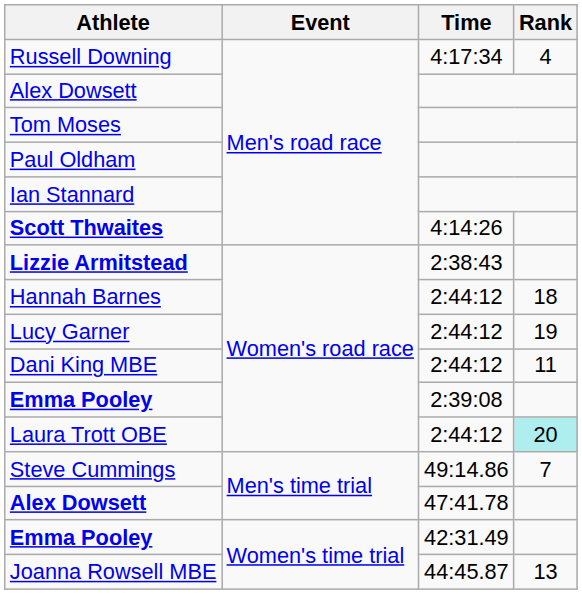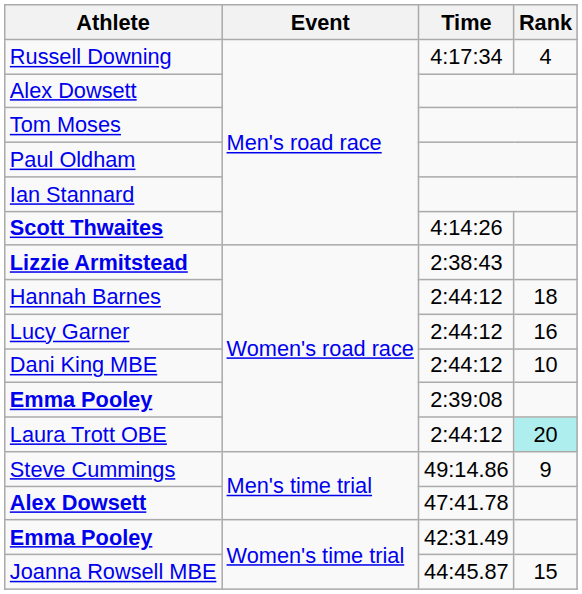(545, 331) 19 -> (545, 331) 16
(545, 366) 11 -> (545, 366) 10
(545, 469) 7 -> (545, 469) 9
(545, 572) 13 -> (545, 572) 15
